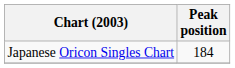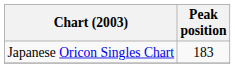(203, 52) 184 -> (203, 52) 183
